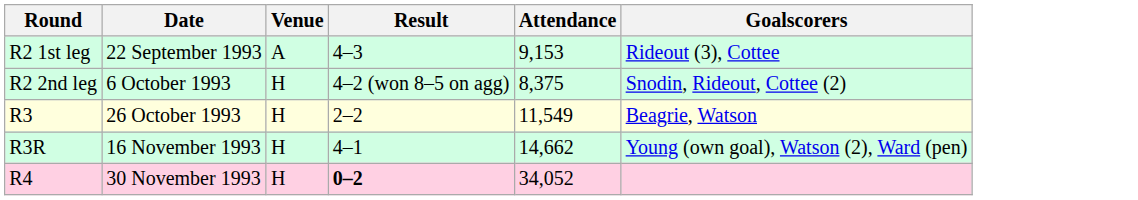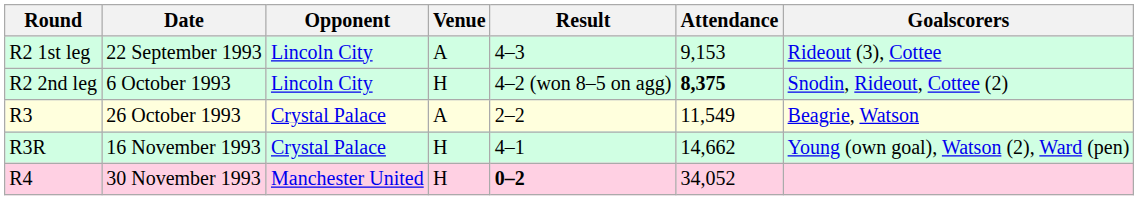+ column: (347, 20)
(541, 83) normal -> (703, 83) bold
(278, 115) H -> (440, 115) A
